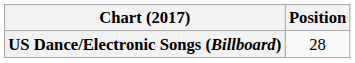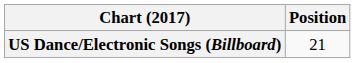(318, 44) 28 -> (318, 44) 21
